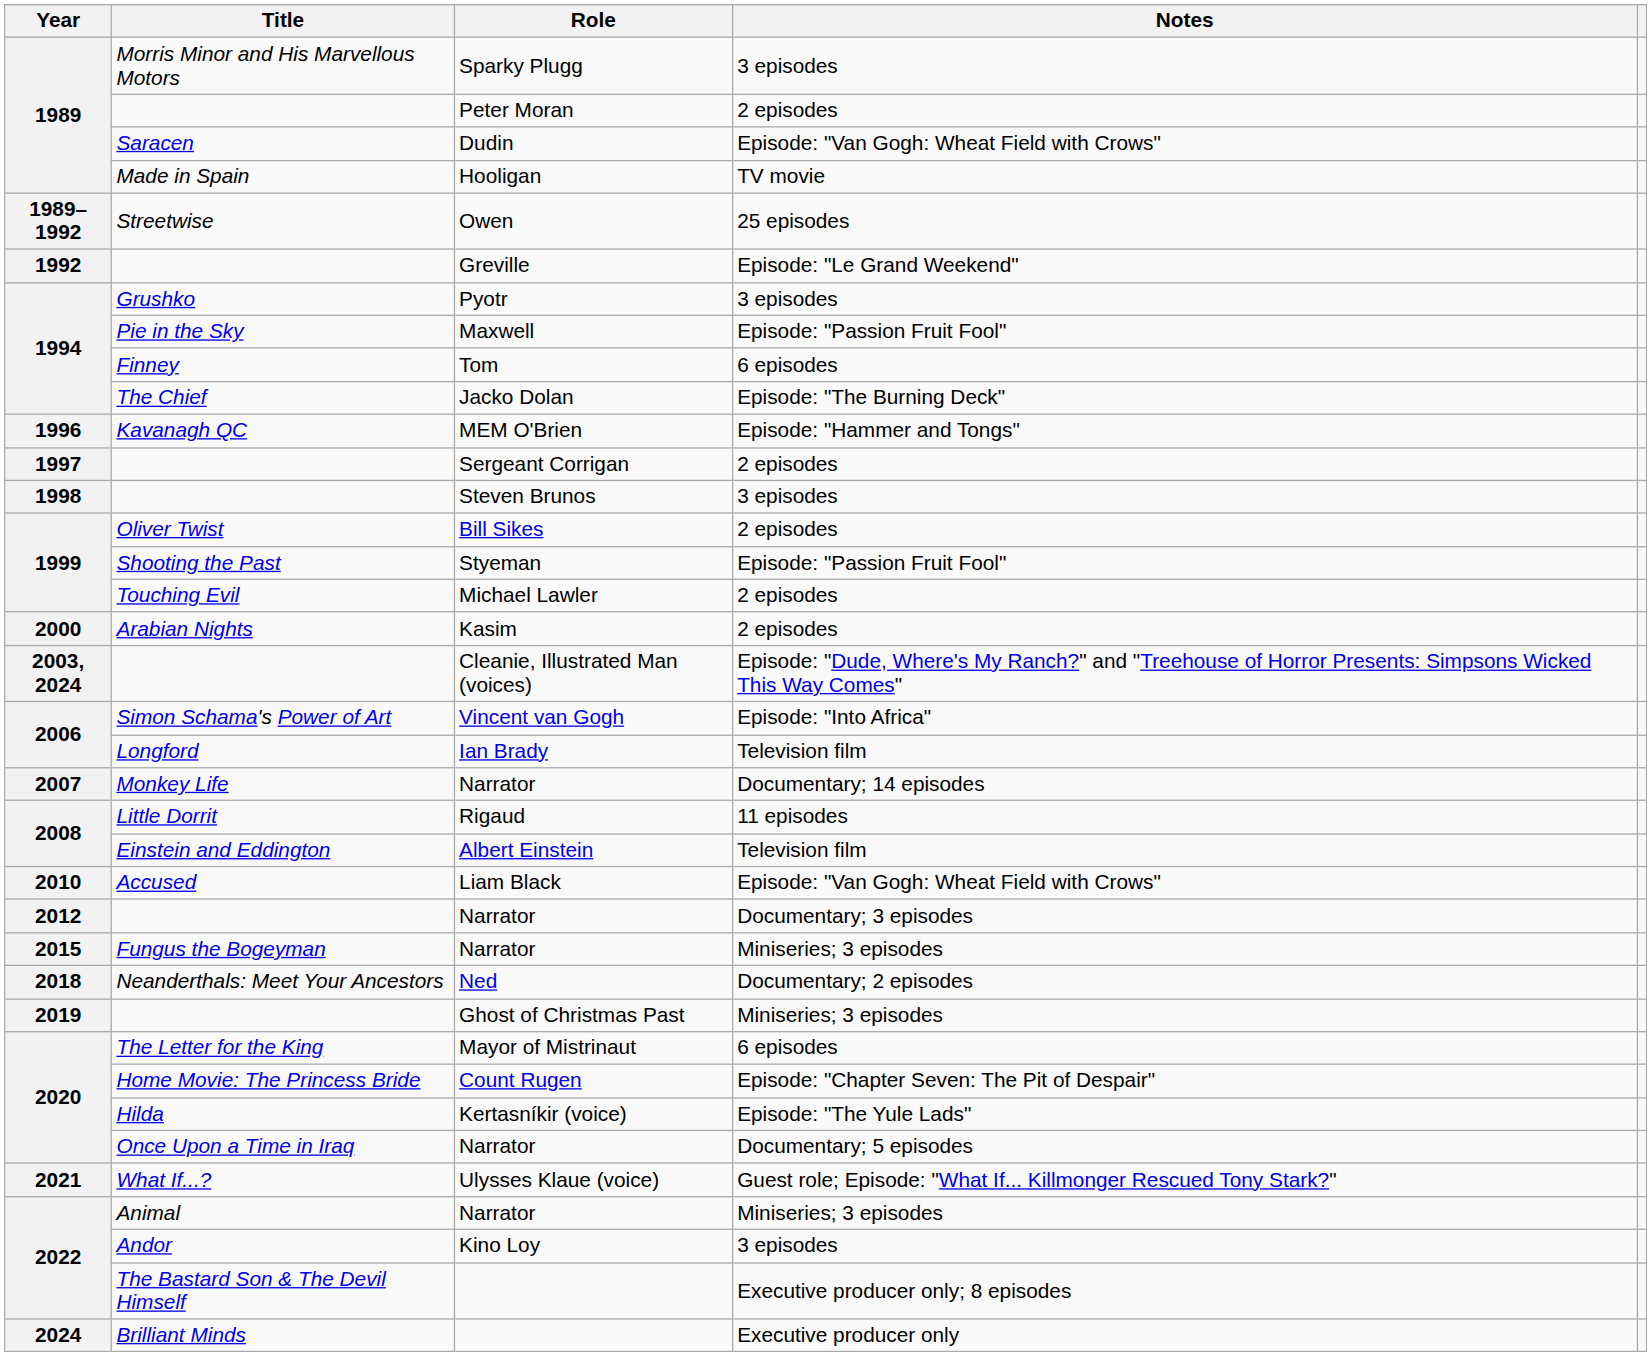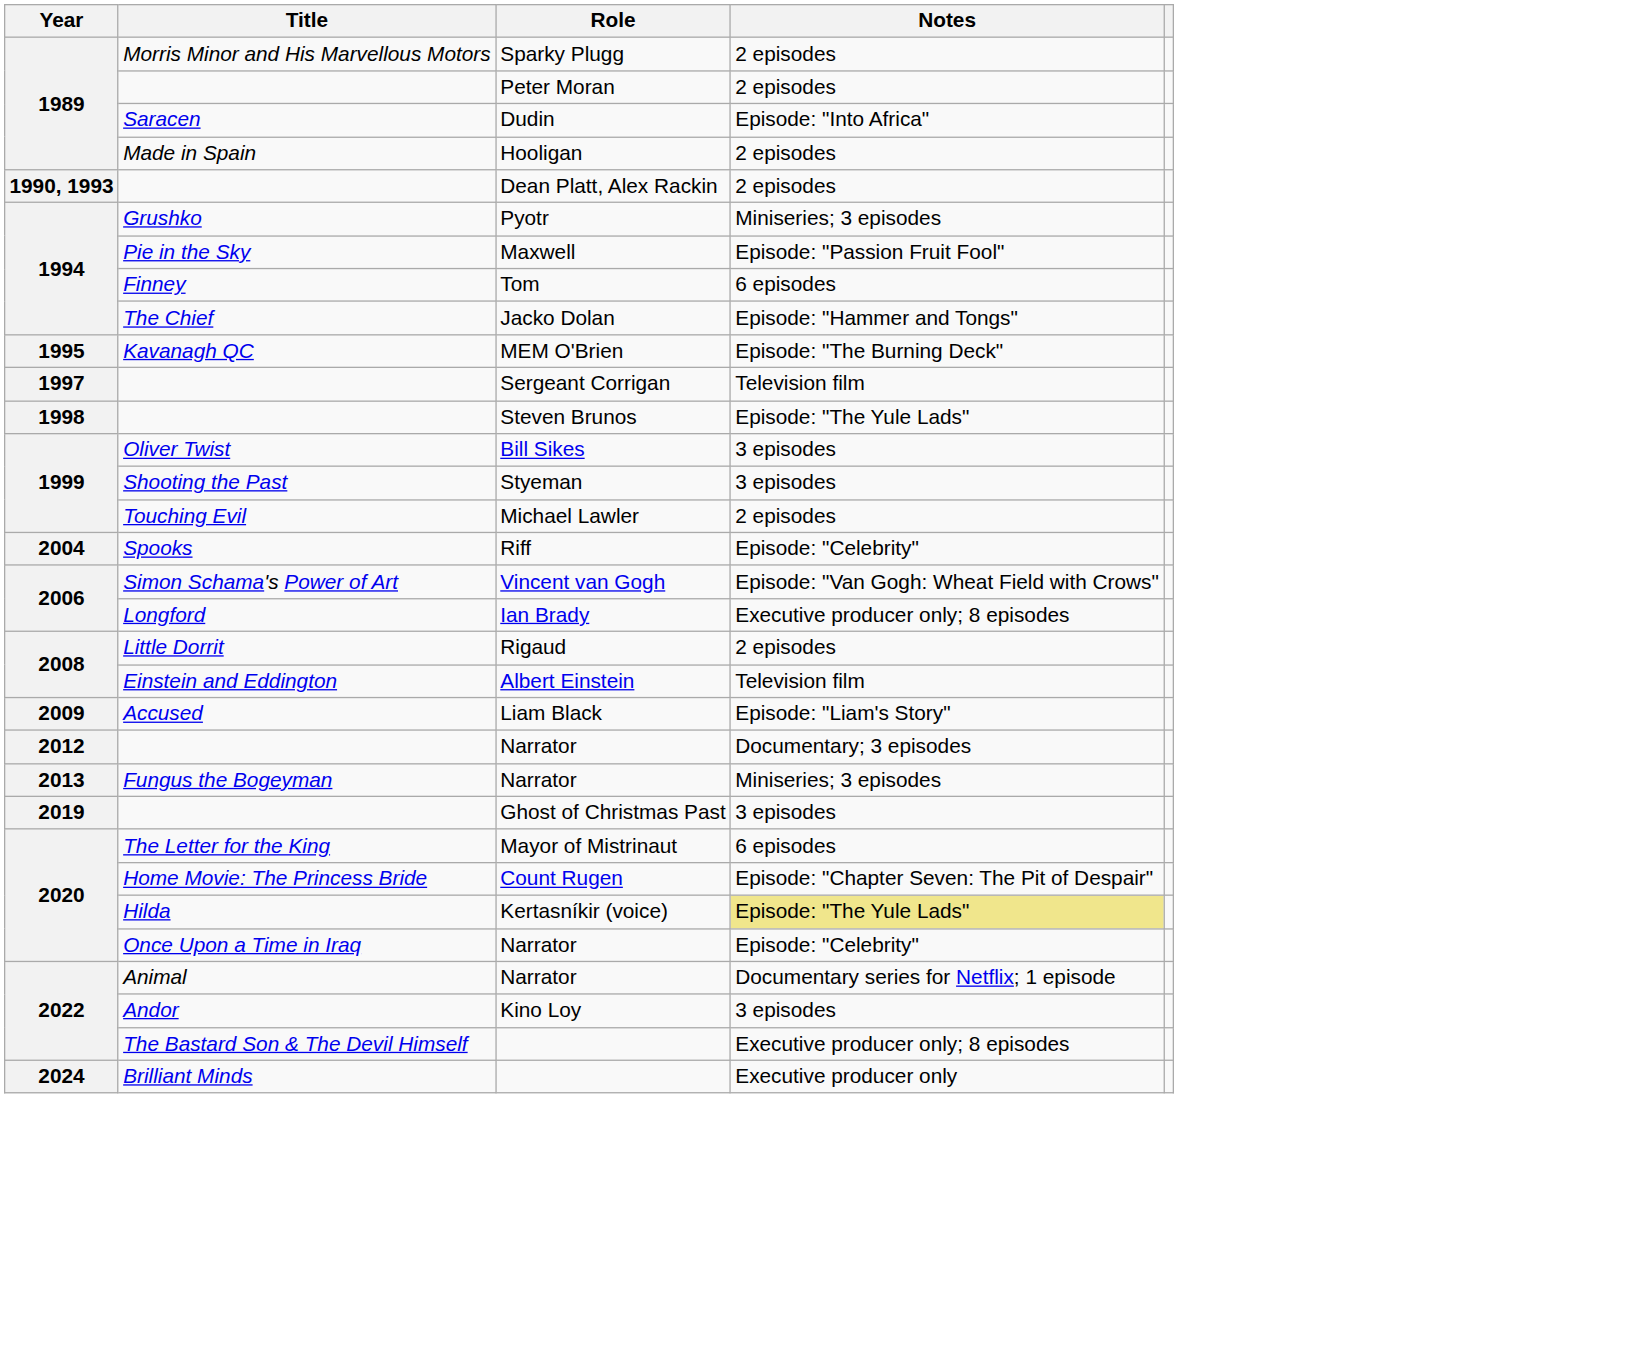(787, 65) 3 episodes -> (786, 53) 2 episodes
(949, 143) Episode: "Van Gogh: Wheat Field with Crows" -> (832, 119) Episode: "Into Africa"
(781, 176) TV movie -> (786, 152) 2 episodes
- row: (165, 221)
+ row: (307, 186)
- row: (283, 266)
(787, 298) 3 episodes -> (838, 218) Miniseries; 3 episodes
(871, 397) Episode: "The Burning Deck" -> (877, 317) Episode: "Hammer and Tongs"
(58, 430) 1996 -> (61, 350) 1995
(878, 430) Episode: "Hammer and Tongs" -> (869, 350) Episode: "The Burning Deck"
(787, 463) 2 episodes -> (800, 383) Television film
(787, 496) 3 episodes -> (852, 416) Episode: "The Yule Lads"
(787, 529) 2 episodes -> (786, 449) 3 episodes
(872, 562) Episode: "Passion Fruit Fool" -> (786, 482) 3 episodes
- row: (185, 628)
- row: (283, 673)
+ row: (158, 548)
(834, 717) Episode: "Into Africa" -> (947, 581) Episode: "Van Gogh: Wheat Field with Crows"
(802, 750) Television film -> (902, 614) Executive producer only; 8 episodes
- row: (173, 783)
(792, 816) 11 episodes -> (786, 647) 2 episodes
(58, 882) 2010 -> (61, 713) 2009
(949, 882) Episode: "Van Gogh: Wheat Field with Crows" -> (843, 713) Episode: "Liam's Story"
(58, 948) 2015 -> (61, 779) 2013
- row: (280, 981)
(840, 1014) Miniseries; 3 episodes -> (786, 812) 3 episodes
(854, 1113) no background -> (852, 911) khaki background
(855, 1146) Documentary; 5 episodes -> (827, 944) Episode: "Celebrity"
- row: (164, 1179)
(840, 1212) Miniseries; 3 episodes -> (925, 977) Documentary series for Netflix; 1 episode
